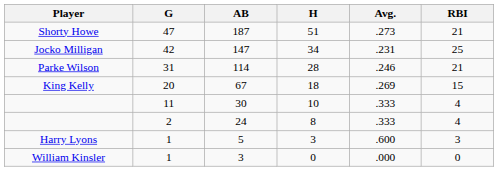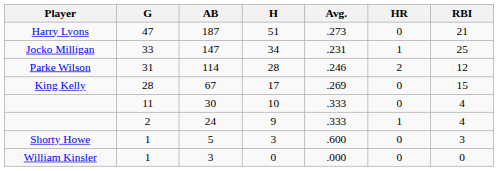+ column: (399, 13)
(69, 31) Shorty Howe -> (60, 31) Harry Lyons
(169, 49) 42 -> (148, 49) 33
(458, 67) 21 -> (462, 67) 12
(169, 85) 20 -> (148, 85) 28
(313, 85) 18 -> (273, 85) 17
(313, 121) 8 -> (273, 121) 9
(69, 139) Harry Lyons -> (60, 139) Shorty Howe
